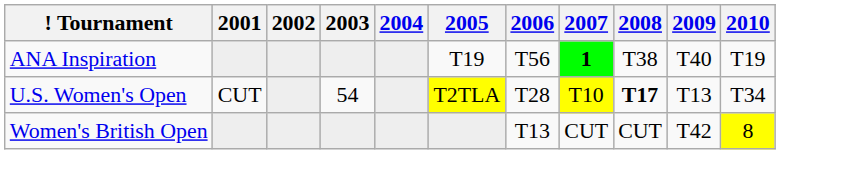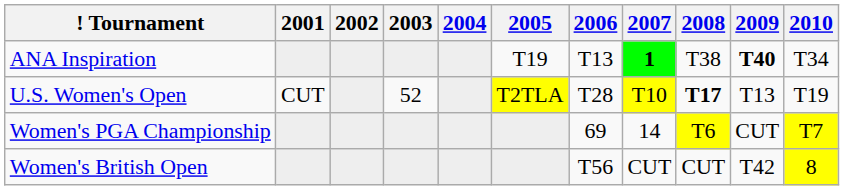(532, 58) T56 -> (595, 58) T13
(694, 58) normal -> (757, 58) bold
(748, 58) T19 -> (811, 58) T34
(347, 94) 54 -> (411, 94) 52
(748, 94) T34 -> (811, 94) T19
+ row: (140, 131)
(532, 131) T13 -> (595, 167) T56
